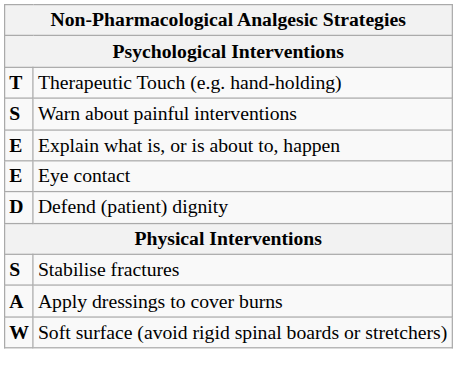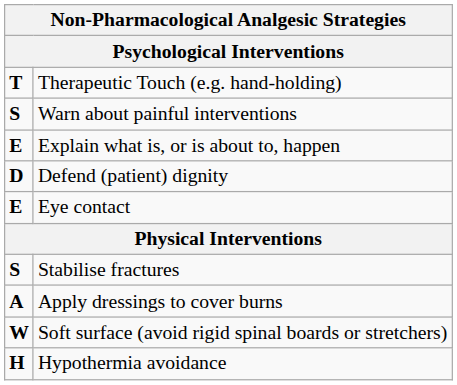rows swapped: (84, 176) <-> (133, 207)
+ row: (132, 363)
